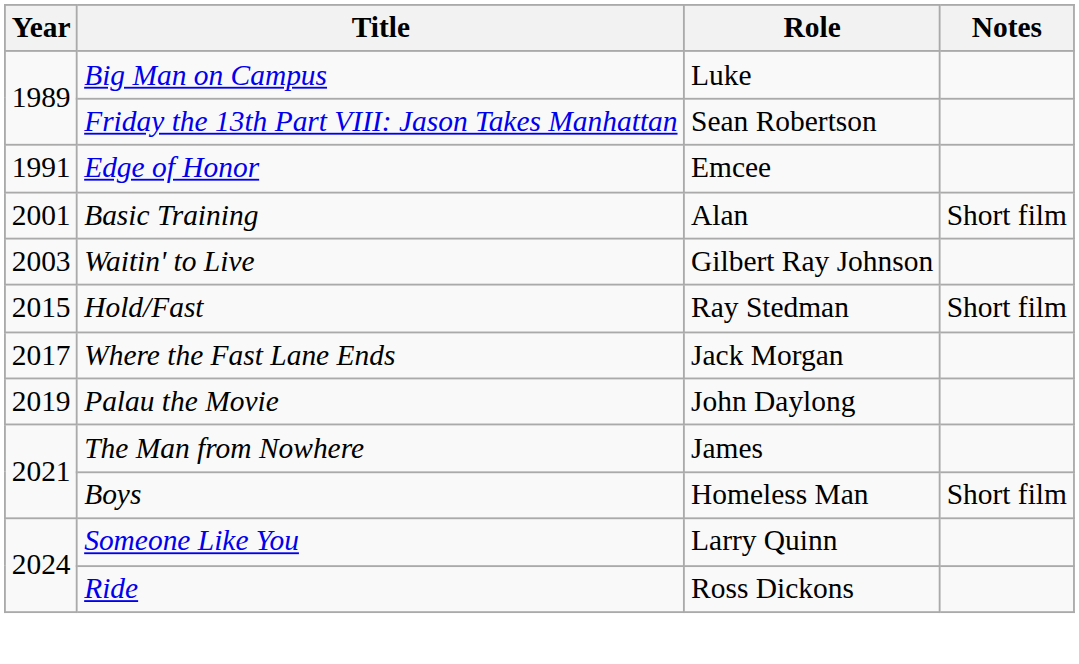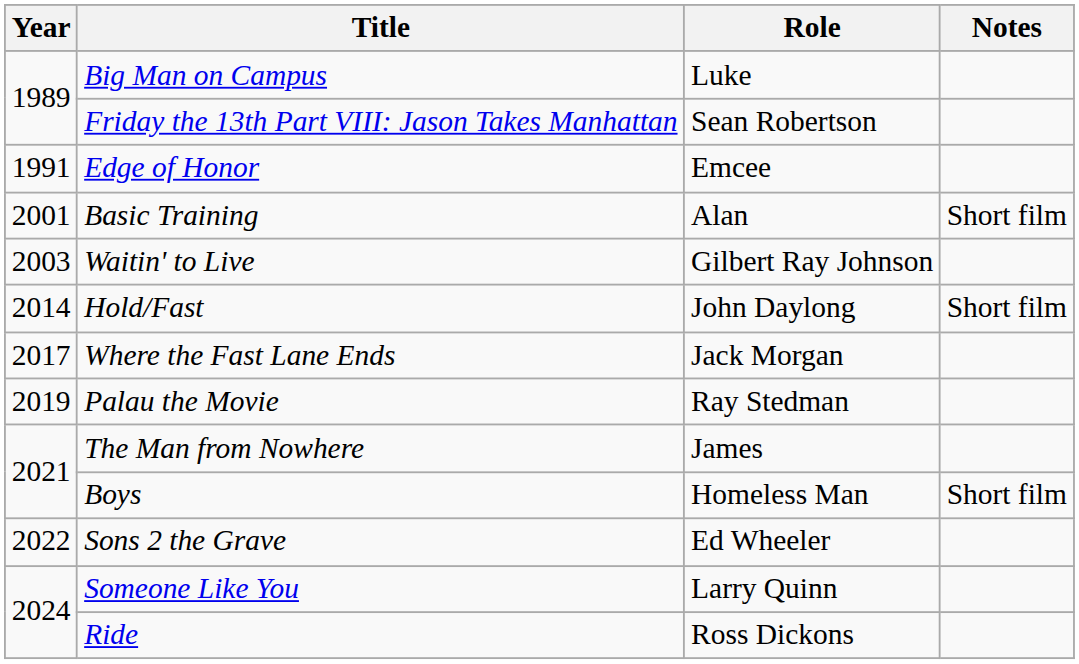(41, 307) 2015 -> (41, 307) 2014
(770, 307) Ray Stedman -> (773, 307) John Daylong
(773, 401) John Daylong -> (770, 401) Ray Stedman
+ row: (185, 541)
